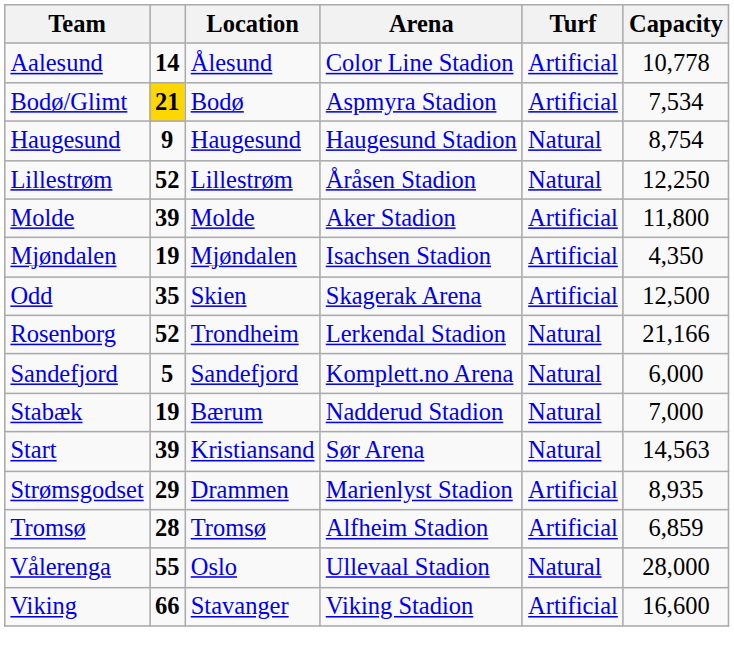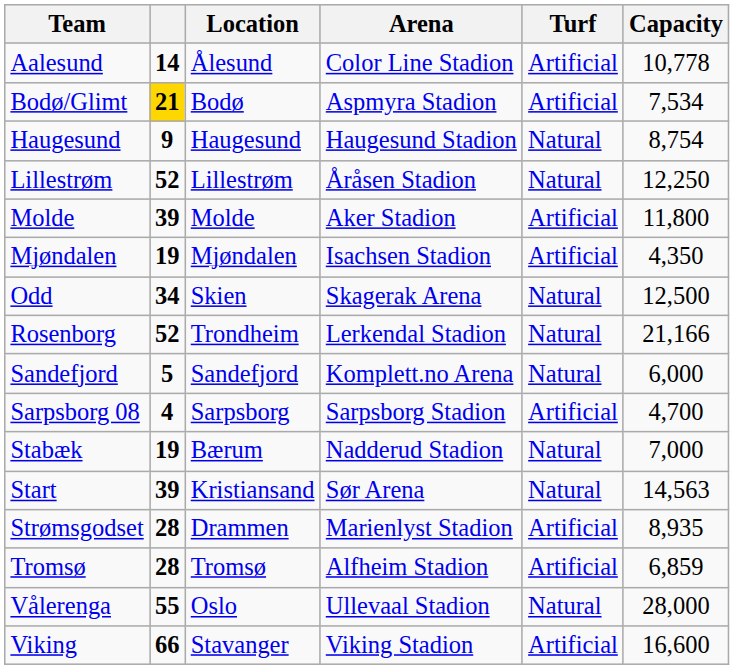(167, 295) 35 -> (167, 295) 34
(573, 295) Artificial -> (565, 295) Natural
+ row: (75, 412)
(167, 489) 29 -> (167, 528) 28
